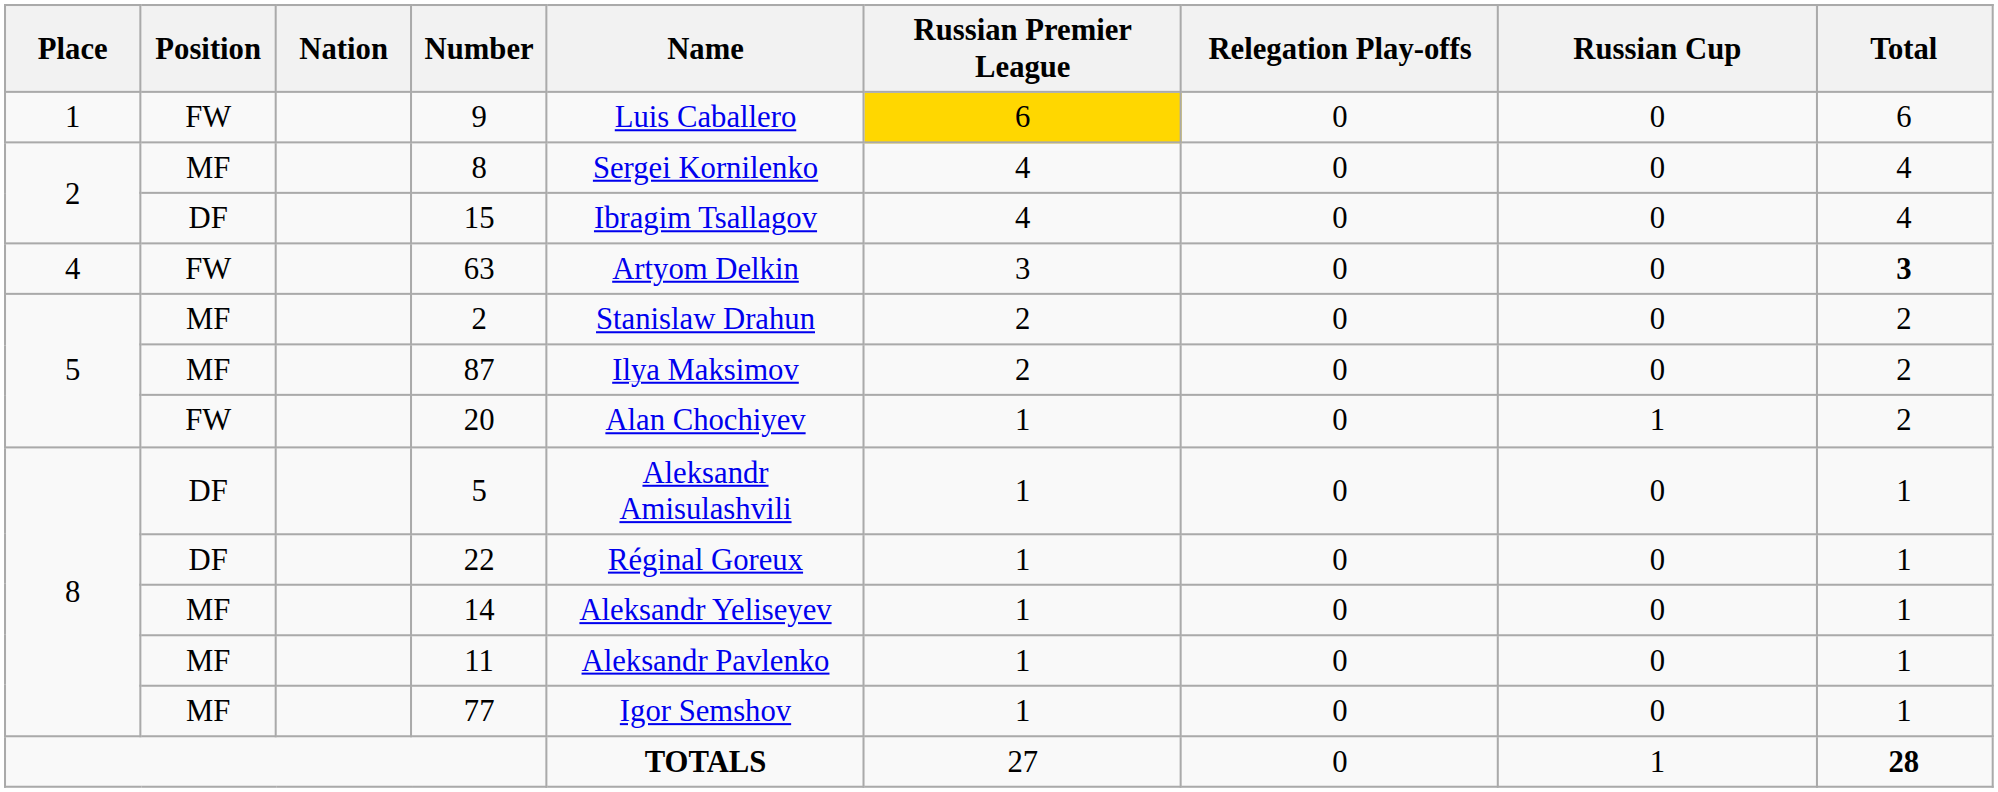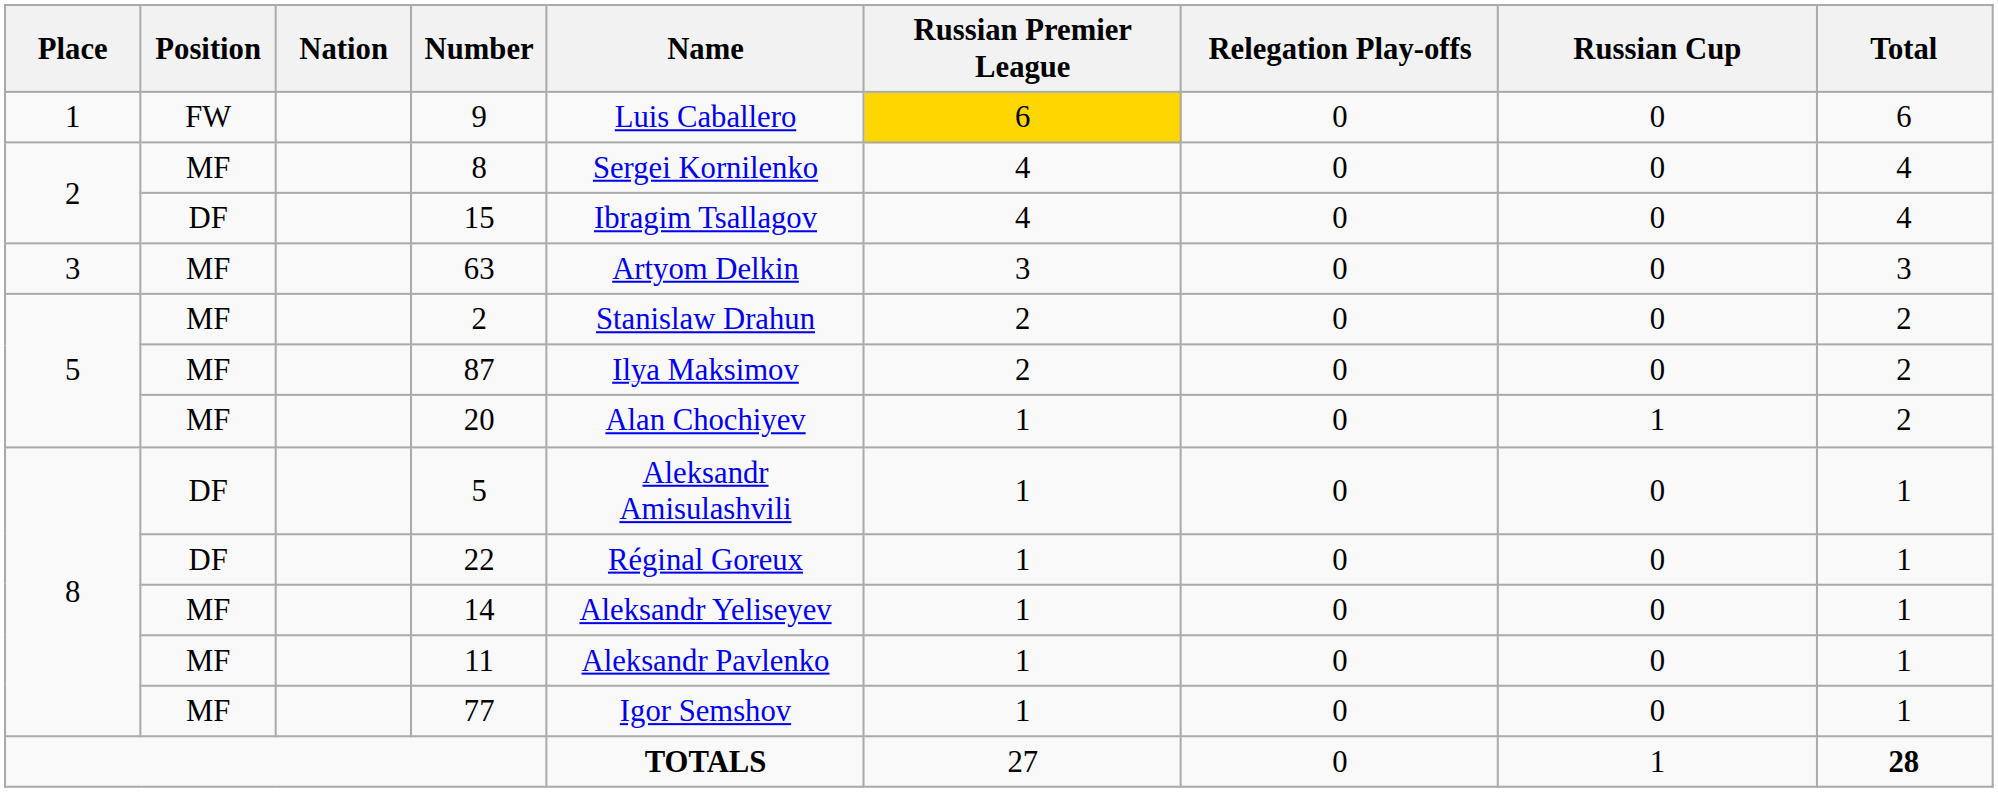(73, 268) 4 -> (73, 268) 3
(208, 268) FW -> (208, 268) MF
(1904, 268) bold -> (1904, 268) normal
(208, 420) FW -> (208, 420) MF
